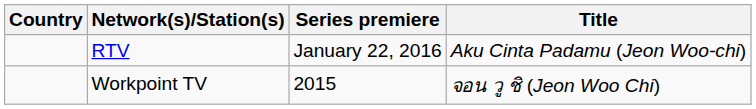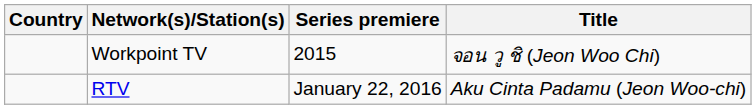rows swapped: (149, 84) <-> (110, 50)
